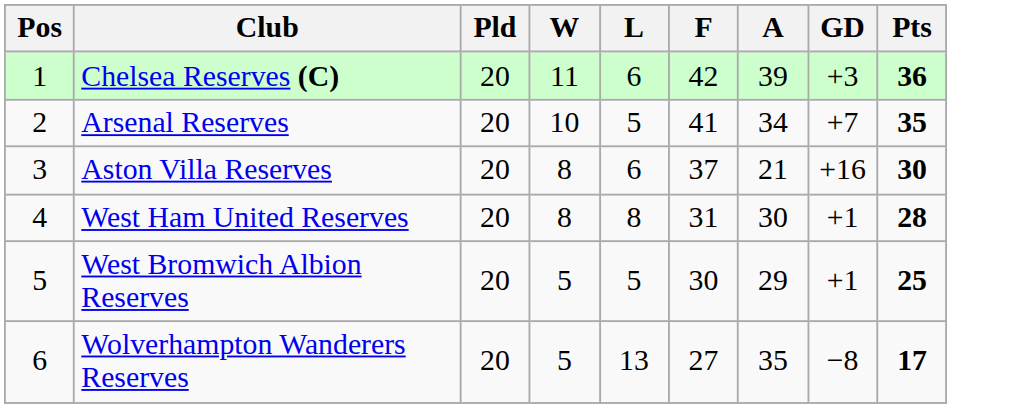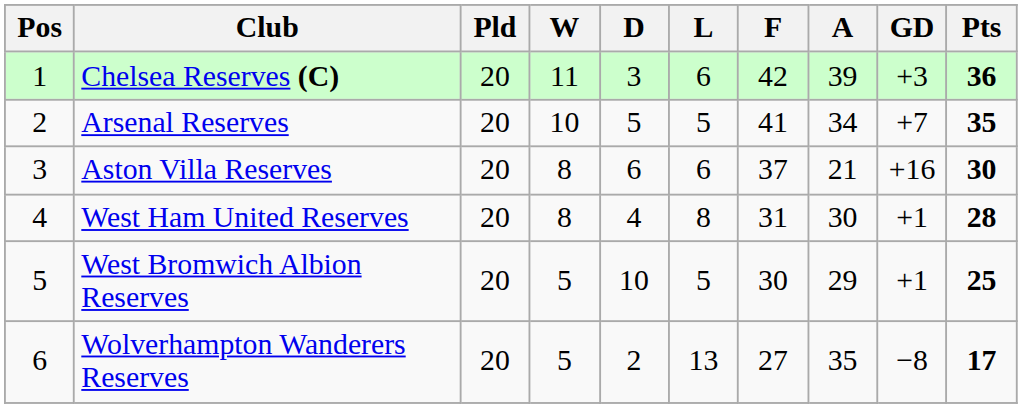+ column: (634, 28)
